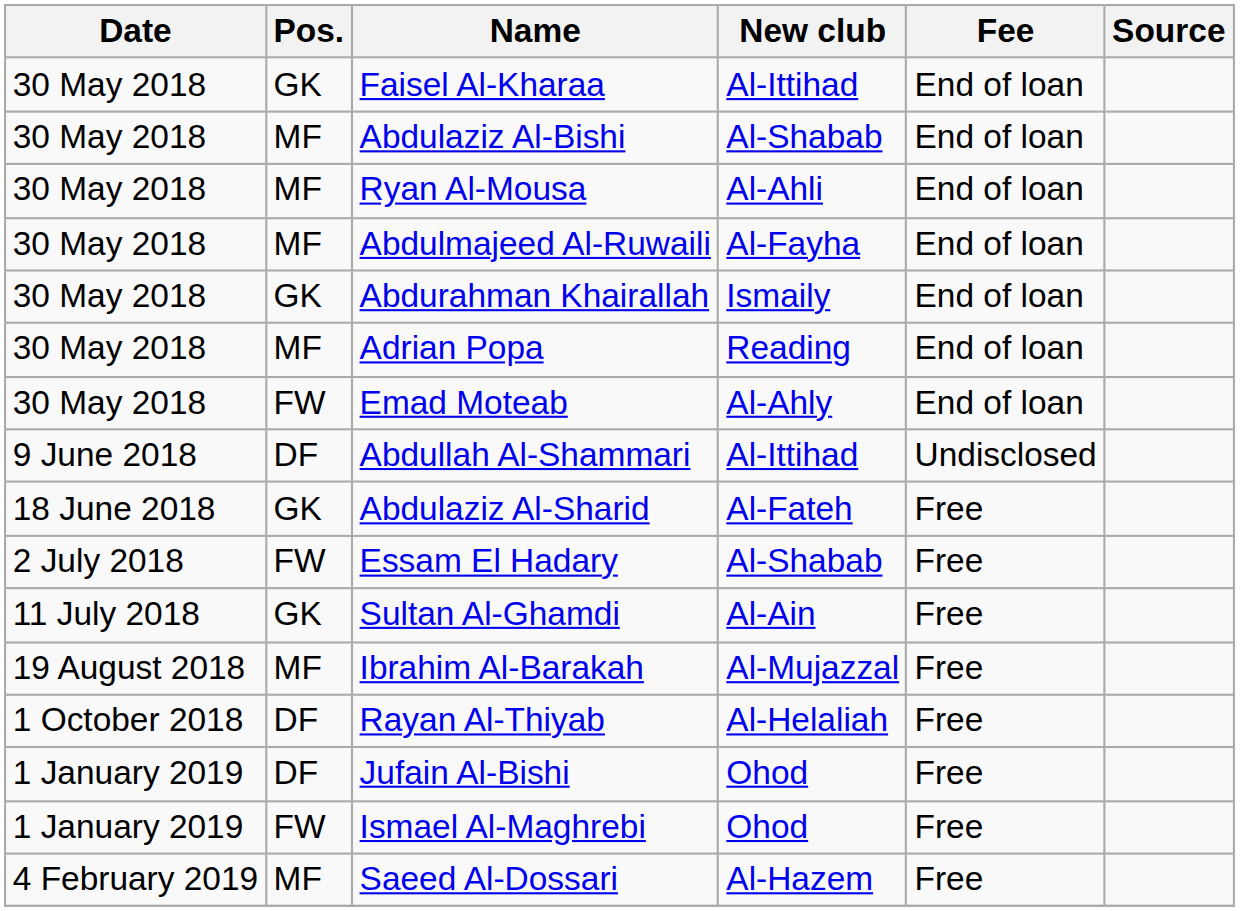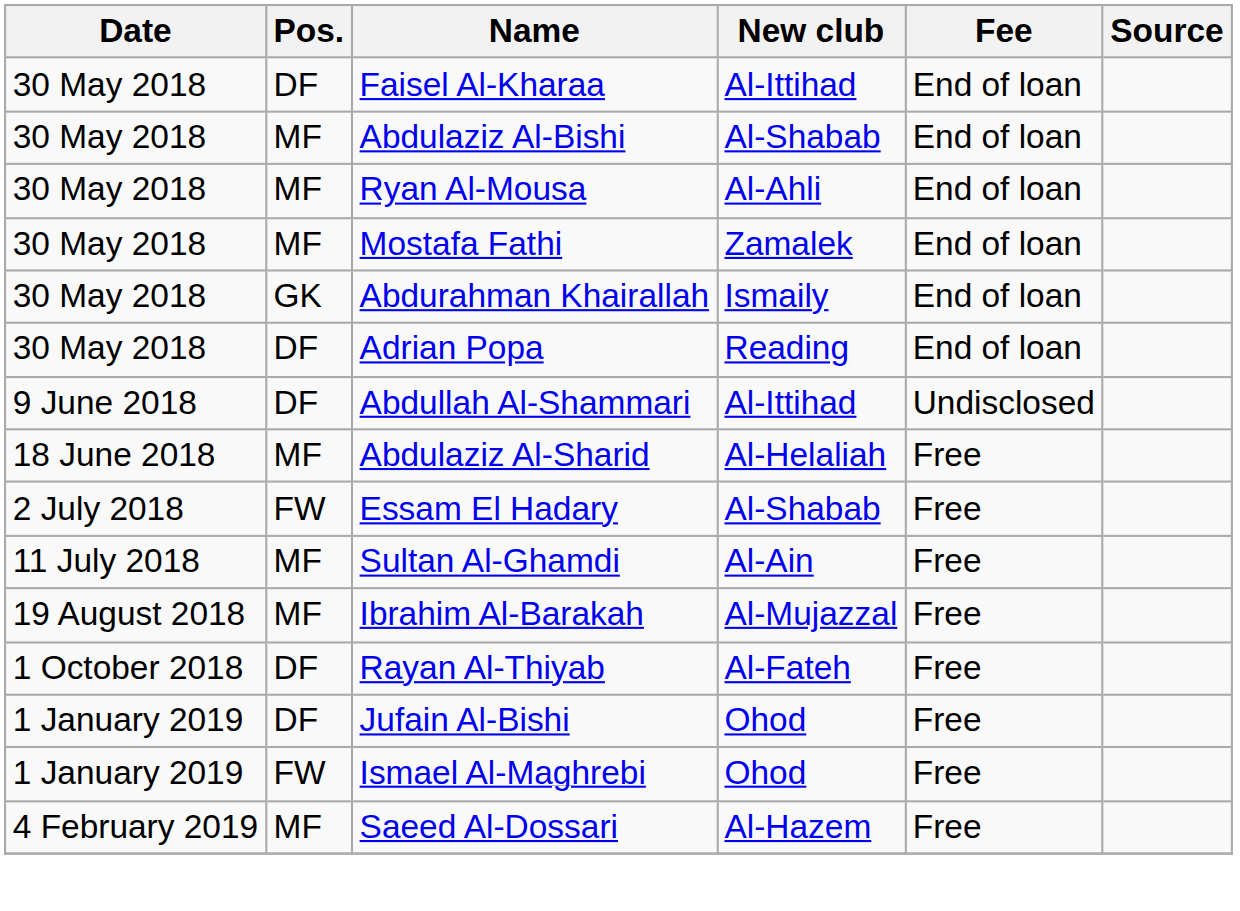(298, 84) GK -> (296, 84) DF
- row: (535, 243)
+ row: (461, 243)
(298, 349) MF -> (296, 349) DF
- row: (464, 402)
(298, 508) GK -> (298, 455) MF
(790, 508) Al-Fateh -> (805, 455) Al-Helaliah
(298, 614) GK -> (298, 561) MF
(807, 720) Al-Helaliah -> (788, 667) Al-Fateh
